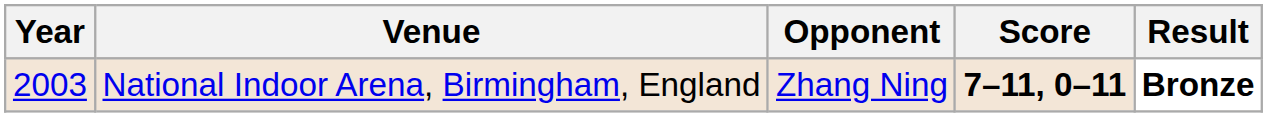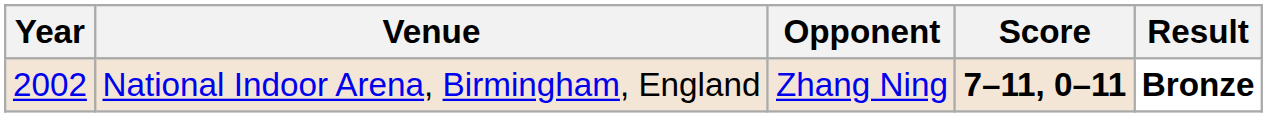(50, 84) 2003 -> (50, 84) 2002
